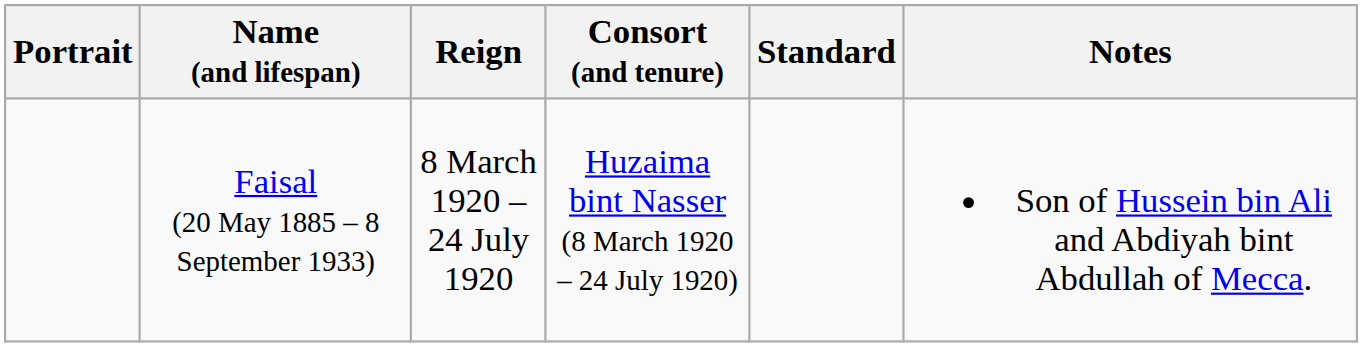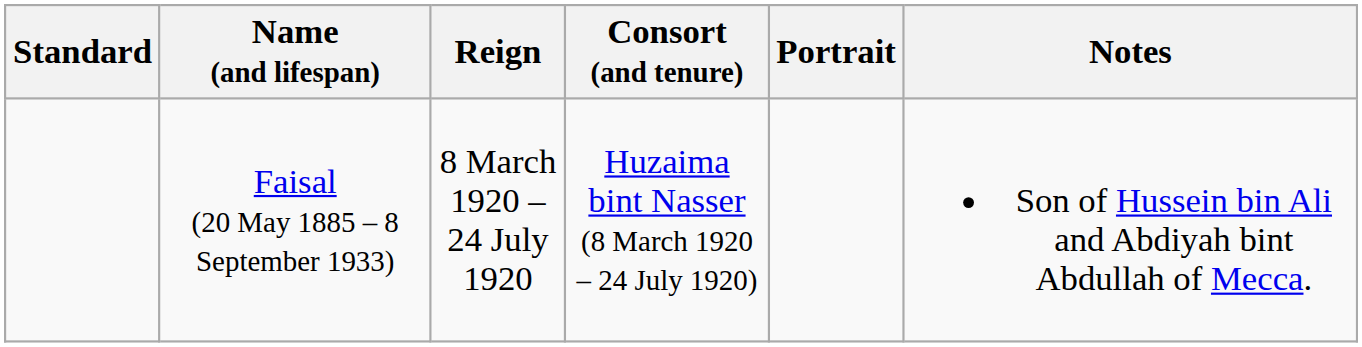columns swapped: (73, 51) <-> (826, 51)
